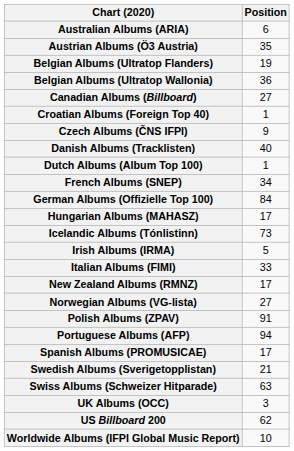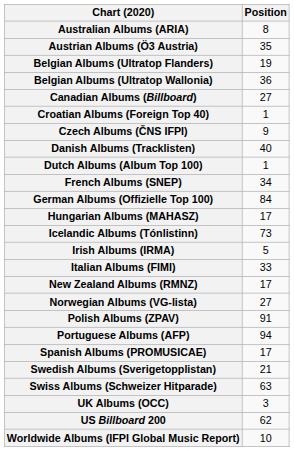(266, 30) 6 -> (266, 30) 8
